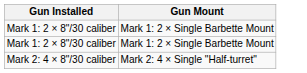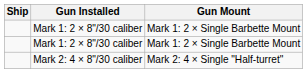+ column: (18, 12)
